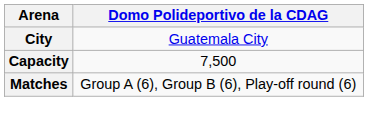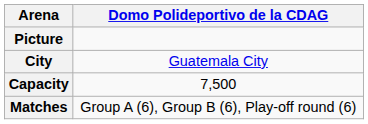+ row: (39, 38)
